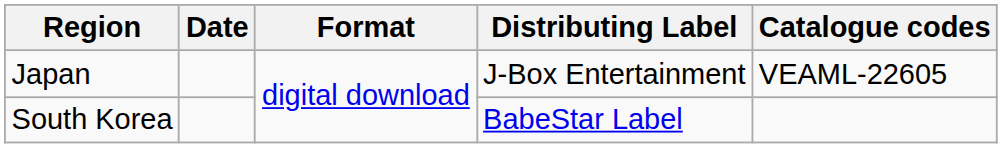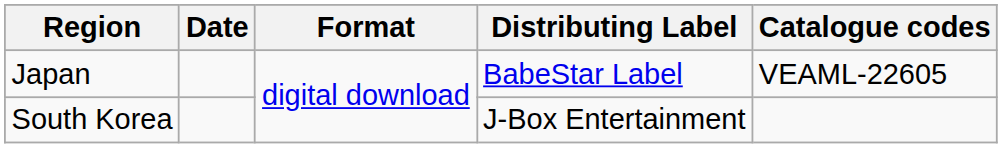(614, 73) J-Box Entertainment -> (583, 73) BabeStar Label
(583, 119) BabeStar Label -> (614, 119) J-Box Entertainment
